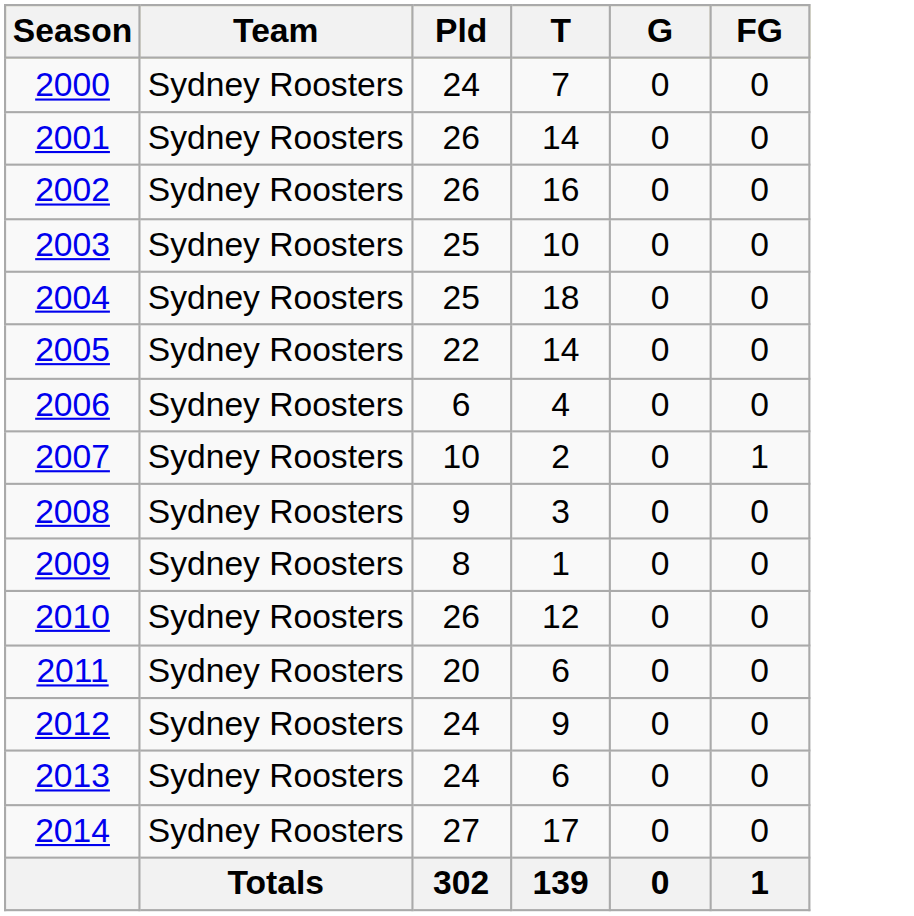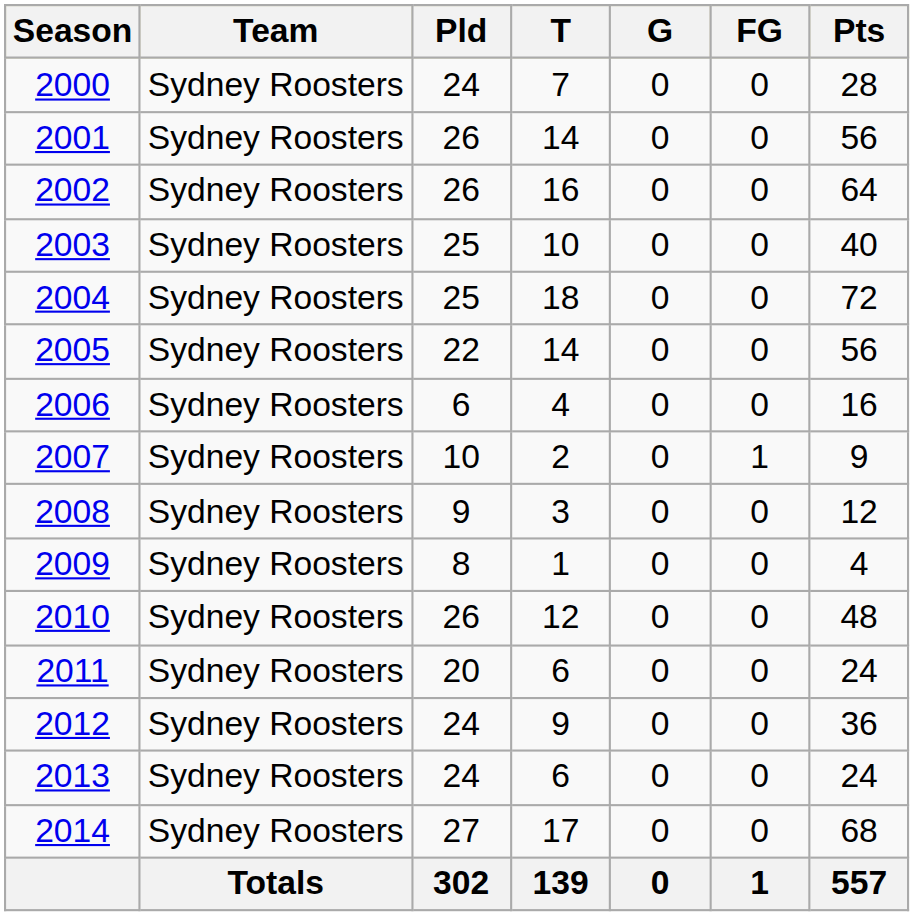+ column: (859, 31)
